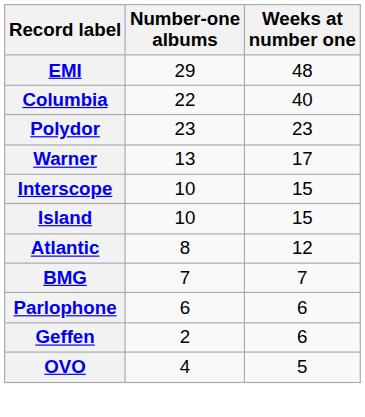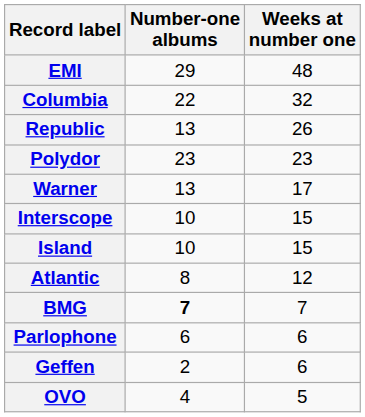(302, 99) 40 -> (302, 99) 32
+ row: (65, 129)
(185, 277) normal -> (185, 307) bold
